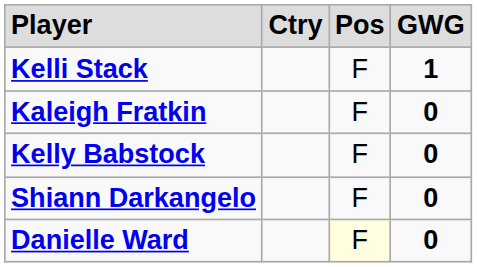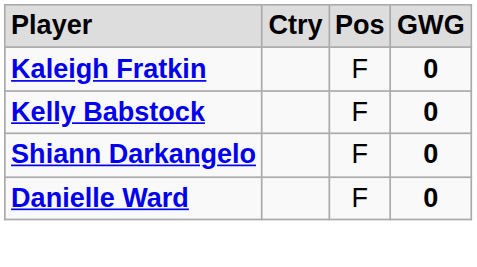- row: (79, 68)
(360, 240) lightyellow background -> (360, 197) no background
